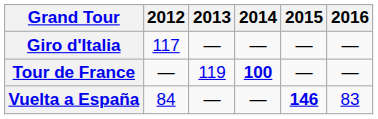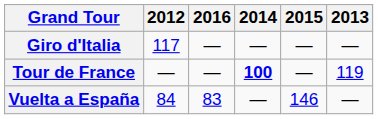columns swapped: (212, 18) <-> (350, 18)
(304, 99) bold -> (304, 99) normal
